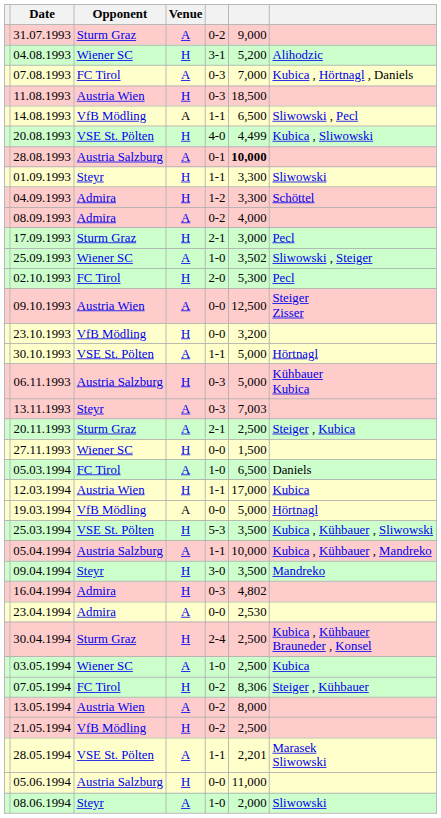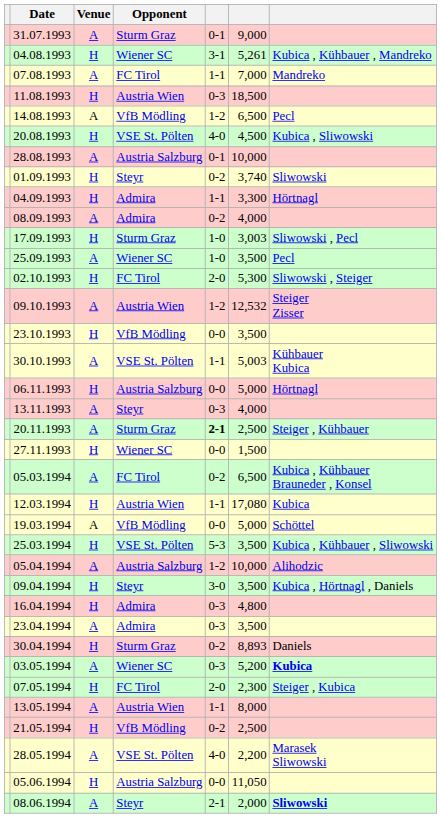columns swapped: (186, 14) <-> (120, 14)
(217, 34) 0-2 -> (217, 34) 0-1
(252, 55) 5,200 -> (252, 55) 5,261
(298, 55) Alihodzic -> (352, 55) Kubica , Kühbauer , Mandreko
(217, 75) 0-3 -> (217, 75) 1-1
(343, 75) Kubica , Hörtnagl , Daniels -> (299, 75) Mandreko
(217, 116) 1-1 -> (217, 116) 1-2
(315, 116) Sliwowski , Pecl -> (283, 116) Pecl
(252, 136) 4,499 -> (252, 136) 4,500
(249, 156) bold -> (249, 156) normal
(217, 177) 1-1 -> (217, 177) 0-2
(252, 177) 3,300 -> (252, 177) 3,740
(217, 197) 1-2 -> (217, 197) 1-1
(293, 197) Schöttel -> (295, 197) Hörtnagl
(217, 237) 2-1 -> (217, 237) 1-0
(252, 237) 3,000 -> (252, 237) 3,003
(283, 237) Pecl -> (315, 237) Sliwowski , Pecl
(252, 258) 3,502 -> (252, 258) 3,500
(322, 258) Sliwowski , Steiger -> (283, 258) Pecl
(283, 278) Pecl -> (322, 278) Sliwowski , Steiger
(217, 306) 0-0 -> (217, 306) 1-2
(249, 306) 12,500 -> (249, 306) 12,532
(252, 333) 3,200 -> (252, 333) 3,500
(252, 353) 5,000 -> (252, 361) 5,003
(295, 353) Hörtnagl -> (298, 361) Kühbauer Kubica
(217, 381) 0-3 -> (217, 388) 0-0
(298, 381) Kühbauer Kubica -> (295, 388) Hörtnagl
(252, 408) 7,003 -> (252, 408) 4,000
(217, 429) normal -> (217, 429) bold
(314, 429) Steiger , Kubica -> (321, 429) Steiger , Kühbauer
(217, 469) 1-0 -> (217, 476) 0-2
(292, 469) Daniels -> (322, 476) Kubica , Kühbauer Brauneder , Konsel
(249, 490) 17,000 -> (249, 504) 17,080
(295, 510) Hörtnagl -> (293, 524) Schöttel
(217, 550) 1-1 -> (217, 565) 1-2
(352, 550) Kubica , Kühbauer , Mandreko -> (298, 565) Alihodzic
(299, 571) Mandreko -> (343, 585) Kubica , Hörtnagl , Daniels
(252, 591) 4,802 -> (252, 605) 4,800
(217, 611) 0-0 -> (217, 626) 0-3
(252, 611) 2,530 -> (252, 626) 3,500
(217, 639) 2-4 -> (217, 646) 0-2
(252, 639) 2,500 -> (252, 646) 8,893
(322, 639) Kubica , Kühbauer Brauneder , Konsel -> (292, 646) Daniels
(217, 666) 1-0 -> (217, 666) 0-3
(252, 666) 2,500 -> (252, 666) 5,200
(291, 666) normal -> (292, 666) bold
(217, 687) 0-2 -> (217, 687) 2-0
(252, 687) 8,306 -> (252, 687) 2,300
(321, 687) Steiger , Kühbauer -> (314, 687) Steiger , Kubica
(217, 707) 0-2 -> (217, 707) 1-1
(217, 755) 1-1 -> (217, 755) 4-0
(252, 755) 2,201 -> (252, 755) 2,200
(249, 782) 11,000 -> (249, 782) 11,050
(217, 803) 1-0 -> (217, 803) 2-1
(299, 803) normal -> (300, 803) bold
